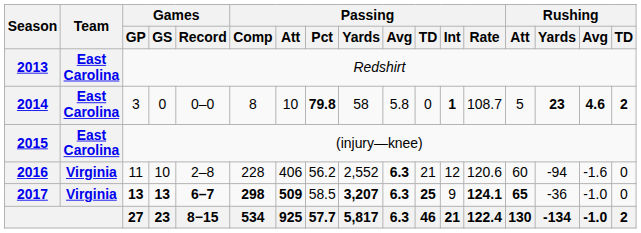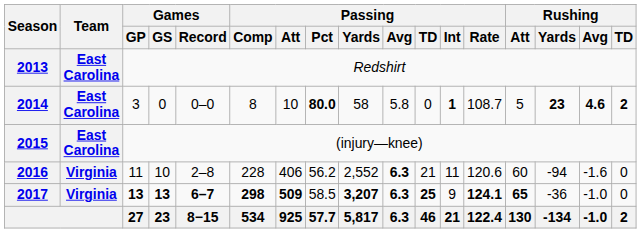(322, 105) 79.8 -> (322, 105) 80.0
(452, 172) 12 -> (452, 172) 11
